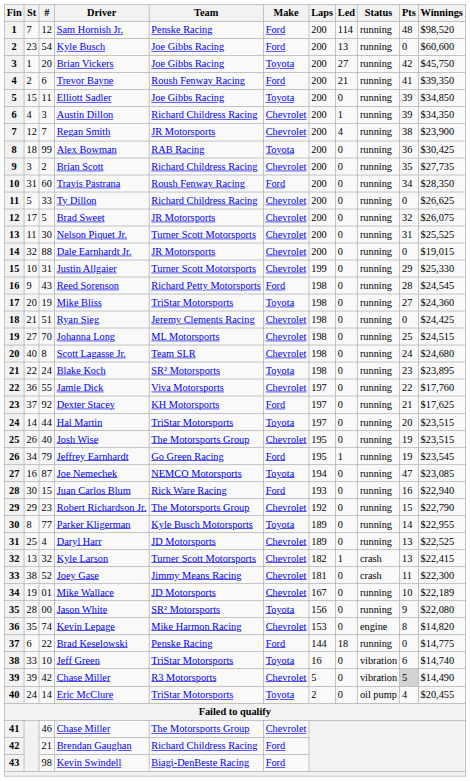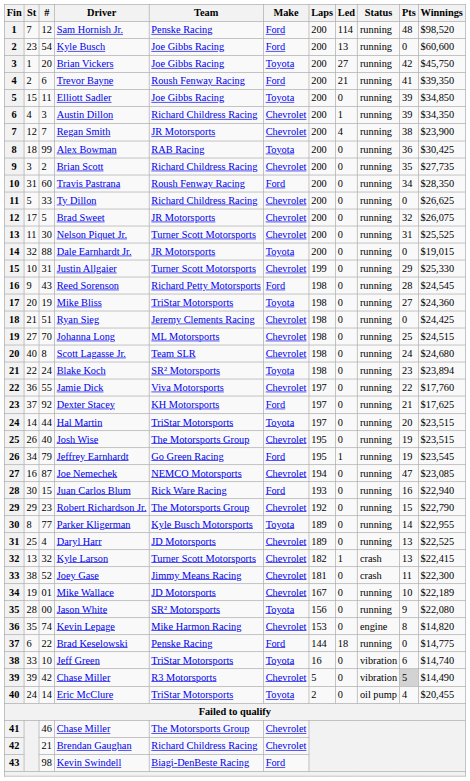(286, 251) Chevrolet -> (280, 251) Toyota
(437, 371) $23,895 -> (437, 371) $23,894
(280, 473) Toyota -> (286, 473) Chevrolet
(275, 746) Ford -> (286, 746) Chevrolet
